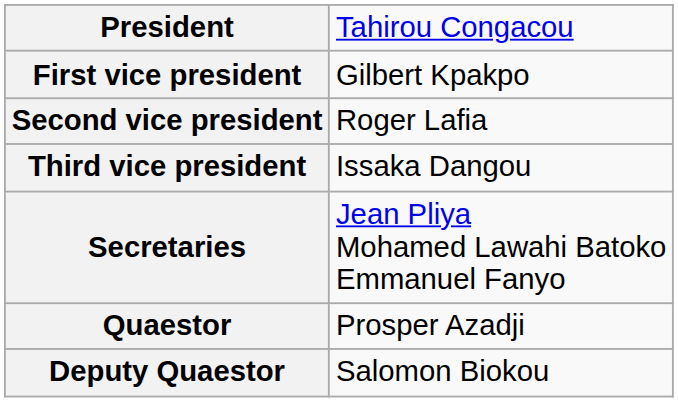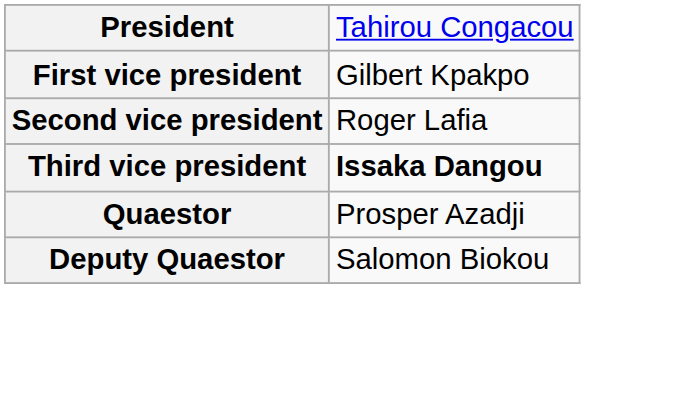(434, 167) normal -> (439, 167) bold
- row: (167, 246)
